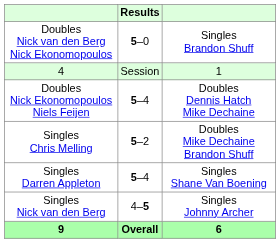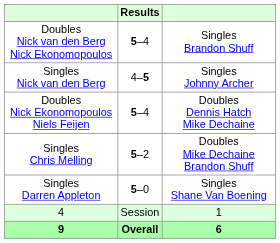(140, 42) 5–0 -> (140, 42) 5–4
rows swapped: (61, 206) <-> (61, 71)
(140, 177) 5–4 -> (140, 189) 5–0
